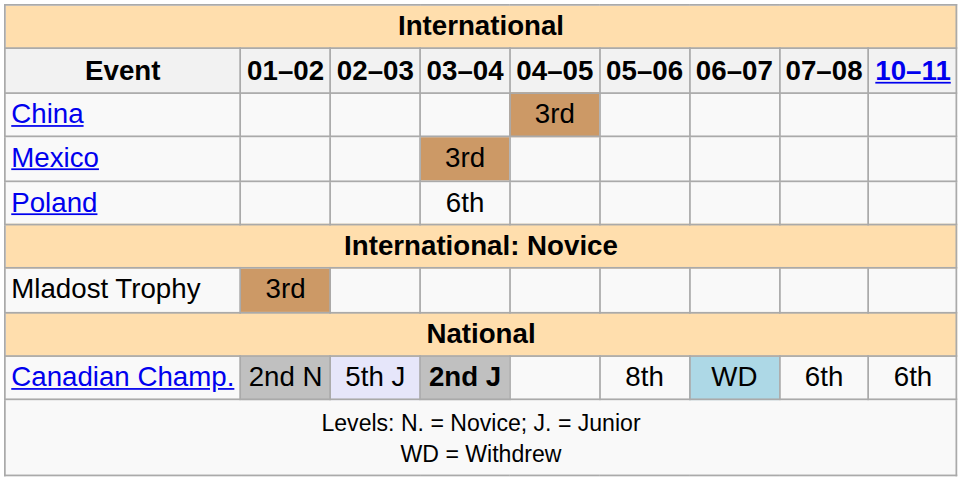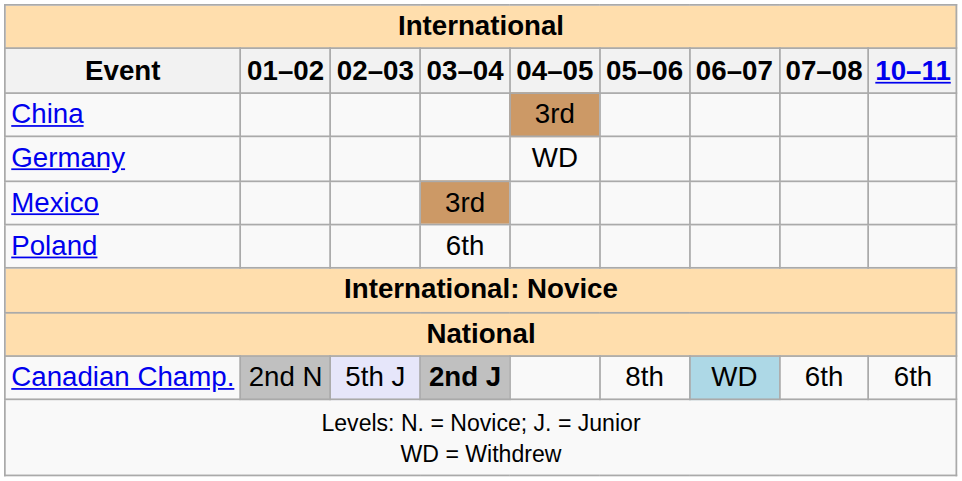+ row: (68, 158)
- row: (106, 289)
